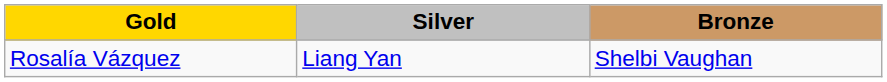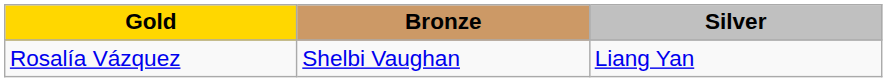columns swapped: (443, 22) <-> (736, 22)
